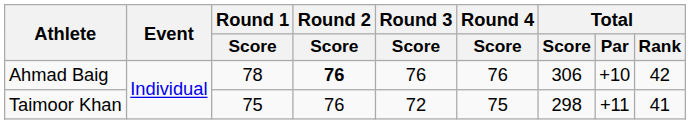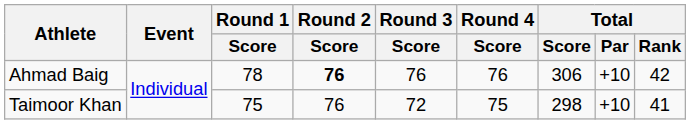(615, 105) +11 -> (615, 105) +10
